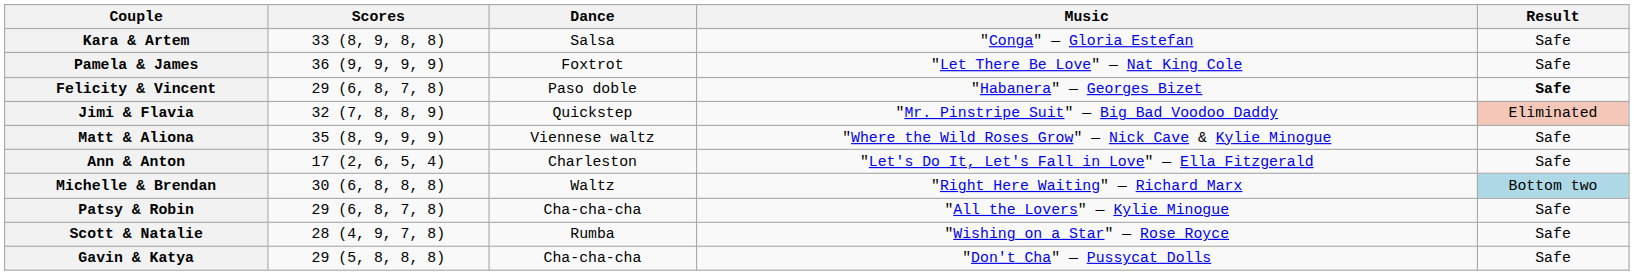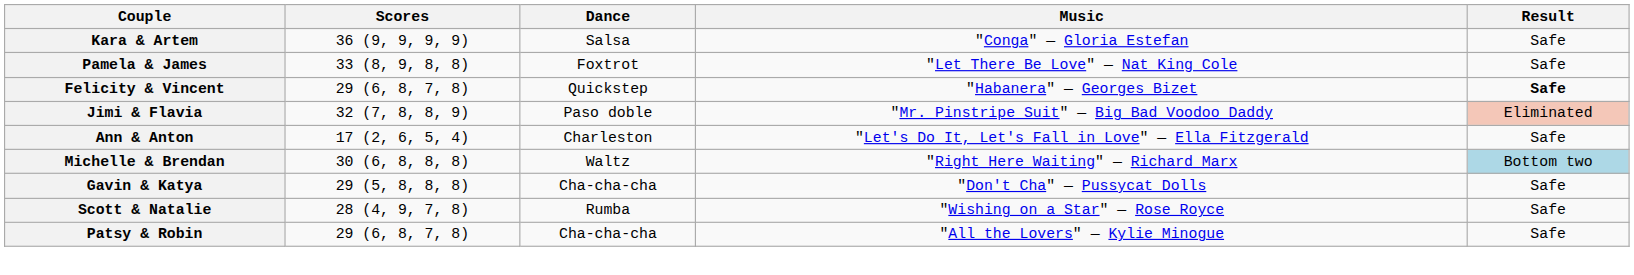(378, 41) 33 (8, 9, 8, 8) -> (402, 41) 36 (9, 9, 9, 9)
(378, 65) 36 (9, 9, 9, 9) -> (402, 65) 33 (8, 9, 8, 8)
(592, 89) Paso doble -> (608, 89) Quickstep
(592, 113) Quickstep -> (608, 113) Paso doble
- row: (136, 137)
rows swapped: (136, 210) <-> (136, 258)
